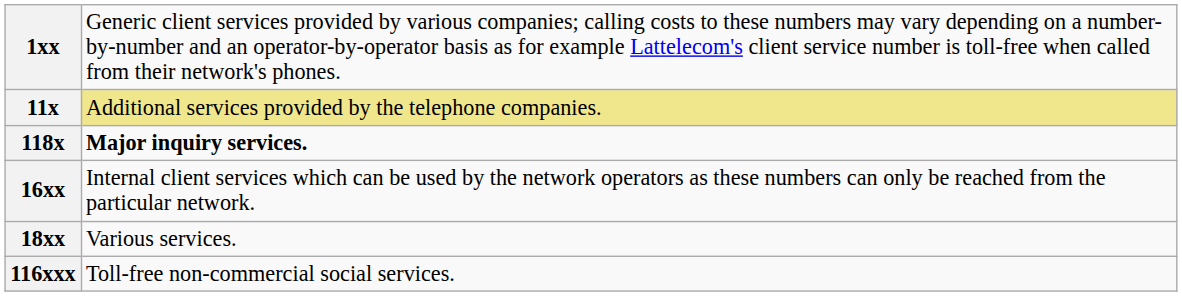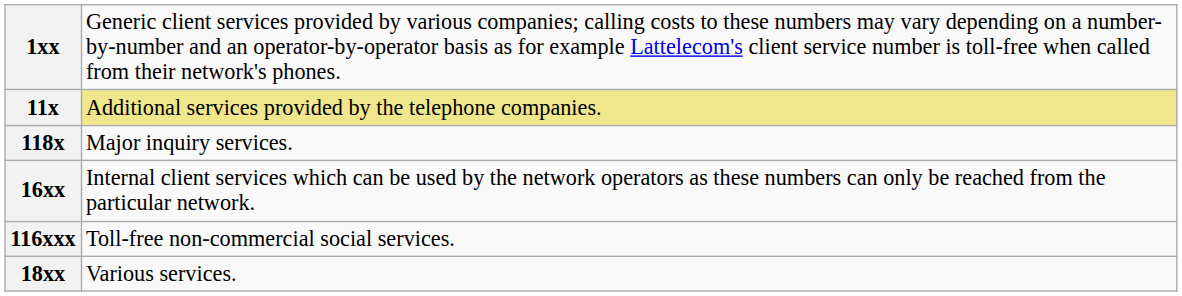(197, 142) bold -> (189, 142) normal
rows swapped: (43, 238) <-> (43, 273)
